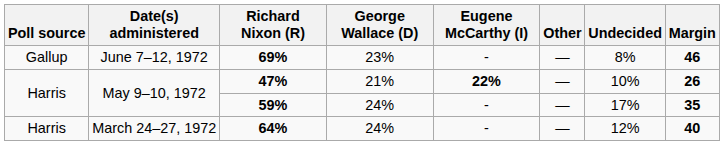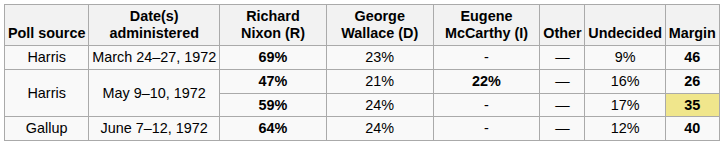(47, 57) Gallup -> (47, 57) Harris
(154, 57) June 7–12, 1972 -> (154, 57) March 24–27, 1972
(625, 57) 8% -> (625, 57) 9%
(625, 81) 10% -> (625, 81) 16%
(692, 105) no background -> (692, 105) khaki background
(47, 128) Harris -> (47, 128) Gallup
(154, 128) March 24–27, 1972 -> (154, 128) June 7–12, 1972
